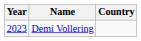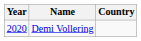(17, 28) 2023 -> (17, 28) 2020
